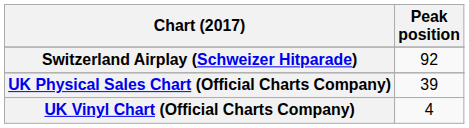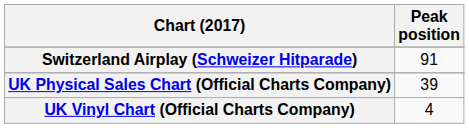(429, 60) 92 -> (429, 60) 91
